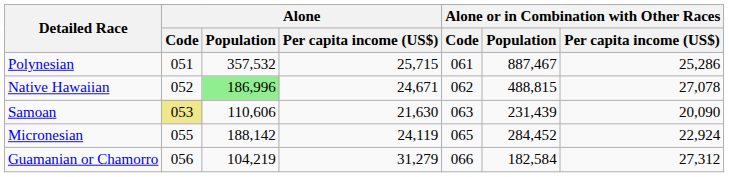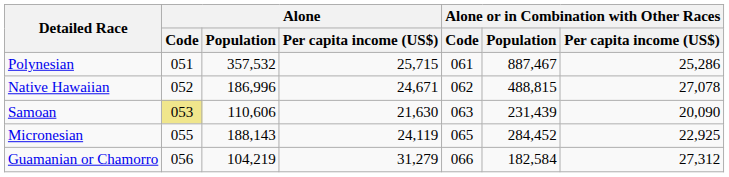(251, 87) lightgreen background -> (251, 87) no background
(251, 135) 188,142 -> (251, 135) 188,143
(700, 135) 22,924 -> (700, 135) 22,925
